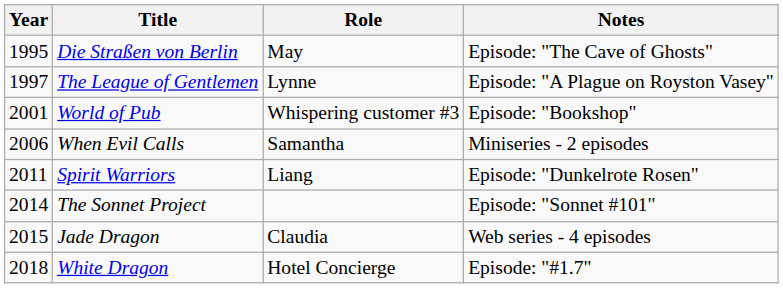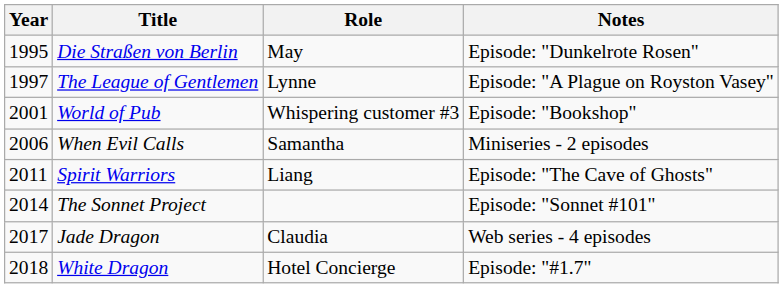(591, 50) Episode: "The Cave of Ghosts" -> (583, 50) Episode: "Dunkelrote Rosen"
(583, 174) Episode: "Dunkelrote Rosen" -> (591, 174) Episode: "The Cave of Ghosts"
(29, 236) 2015 -> (29, 236) 2017
